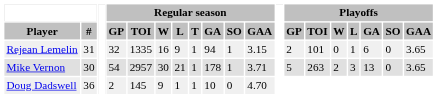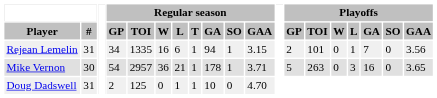(114, 49) 32 -> (114, 49) 34
(177, 49) 9 -> (177, 49) 6
(366, 49) 6 -> (366, 49) 7
(416, 49) 3.65 -> (416, 49) 3.56
(163, 67) 30 -> (163, 67) 36
(336, 67) 2 -> (336, 67) 0
(369, 67) 13 -> (369, 67) 16
(89, 85) 36 -> (89, 85) 31
(138, 85) 145 -> (138, 85) 125
(160, 85) 9 -> (160, 85) 0
